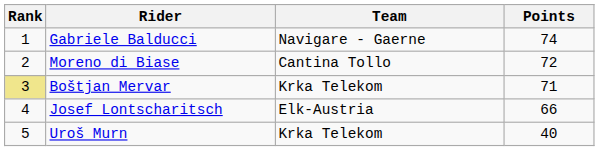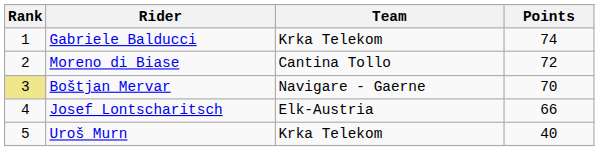(352, 40) Navigare - Gaerne -> (330, 40) Krka Telekom
(330, 87) Krka Telekom -> (352, 87) Navigare - Gaerne
(549, 87) 71 -> (549, 87) 70
